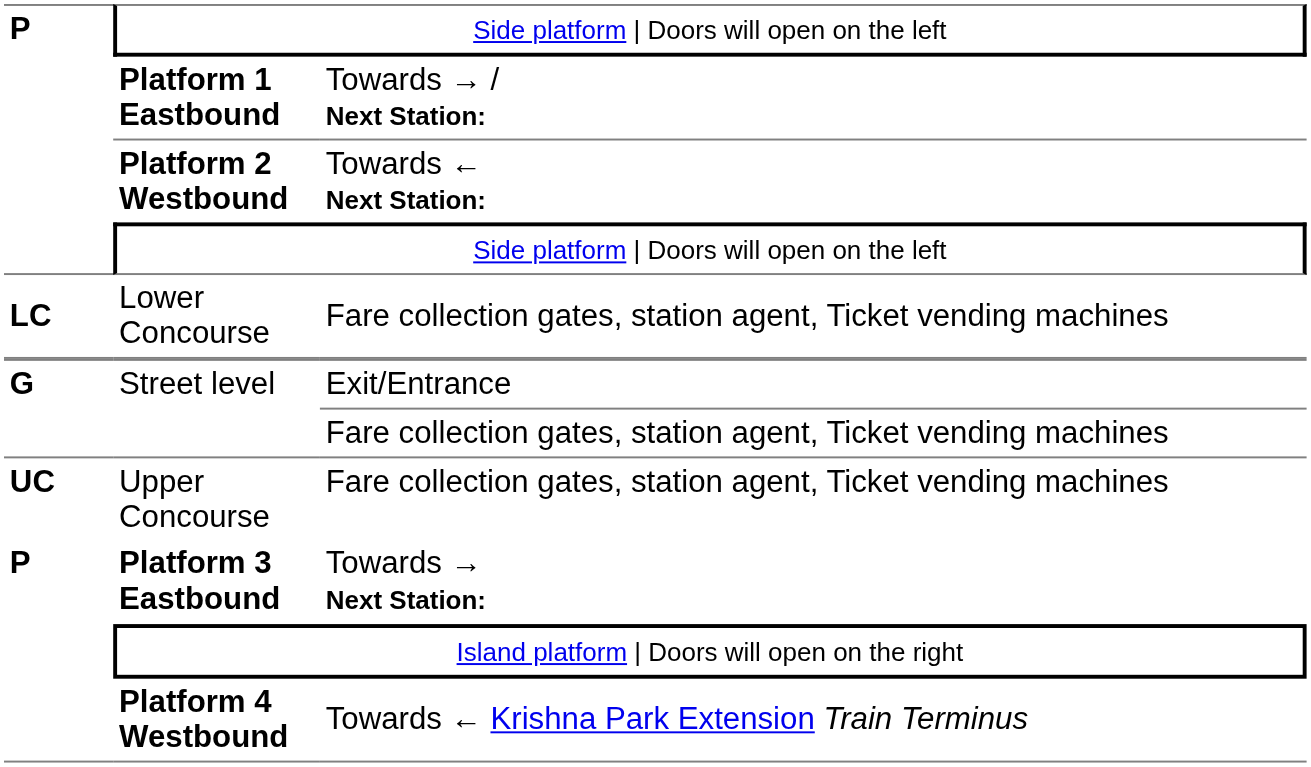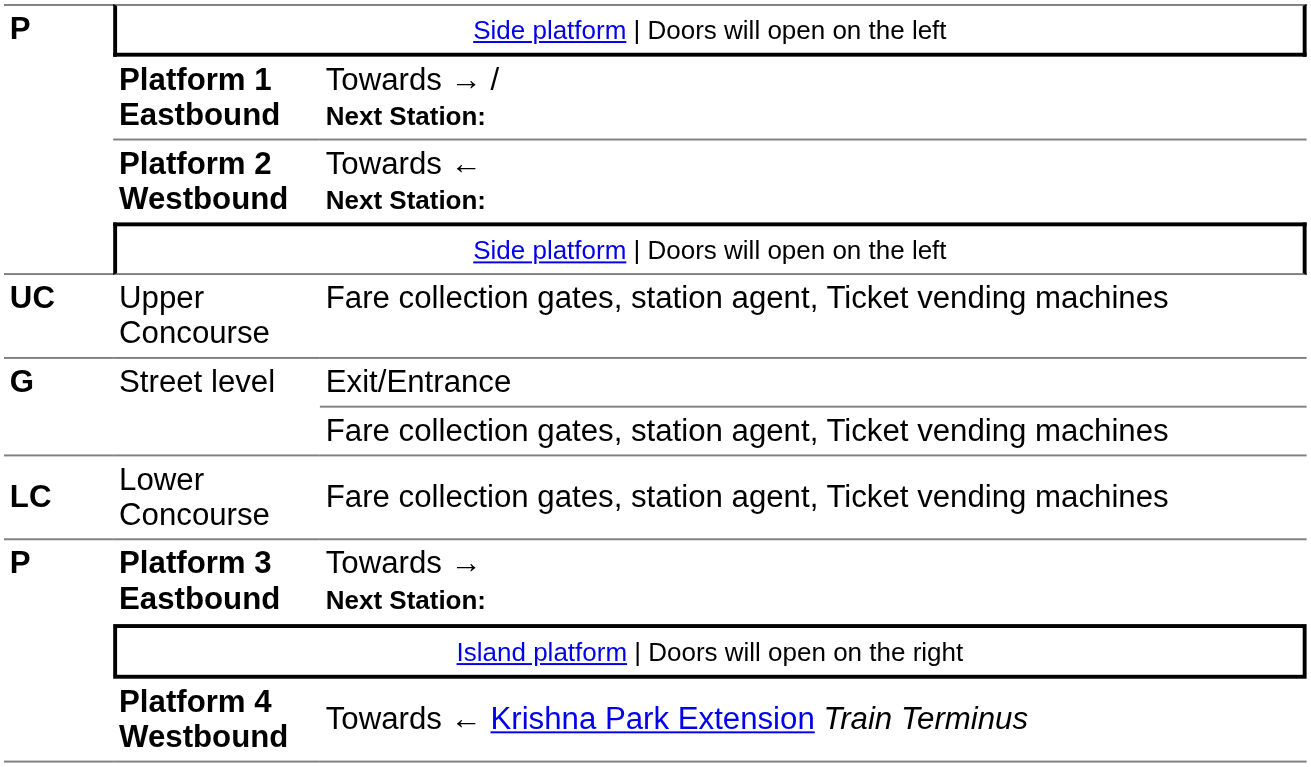rows swapped: (194, 498) <-> (194, 315)
